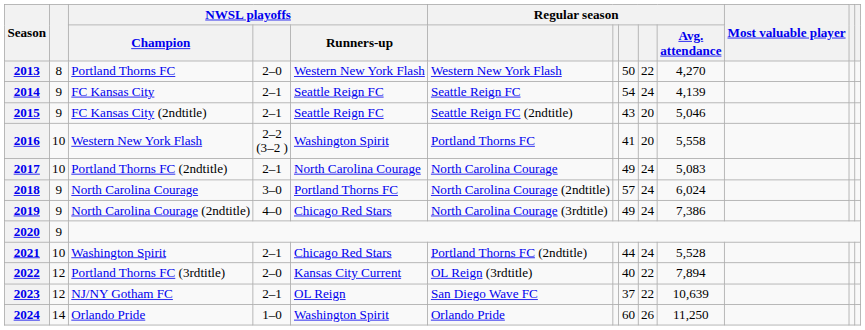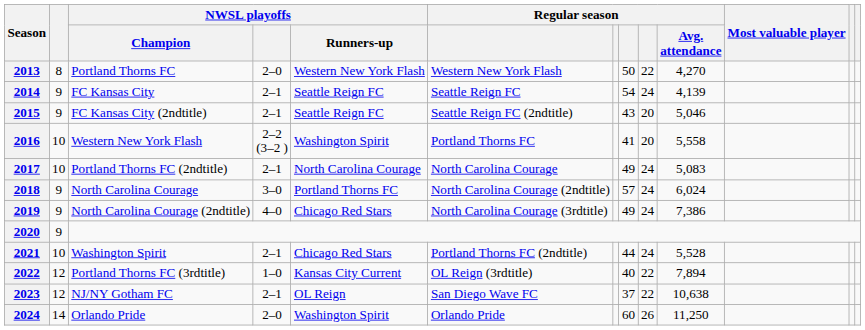(272, 273) 2–0 -> (272, 273) 1–0
(691, 294) 10,639 -> (691, 294) 10,638
(272, 314) 1–0 -> (272, 314) 2–0
